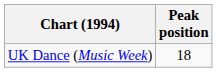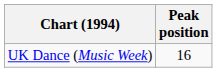(184, 55) 18 -> (184, 55) 16
